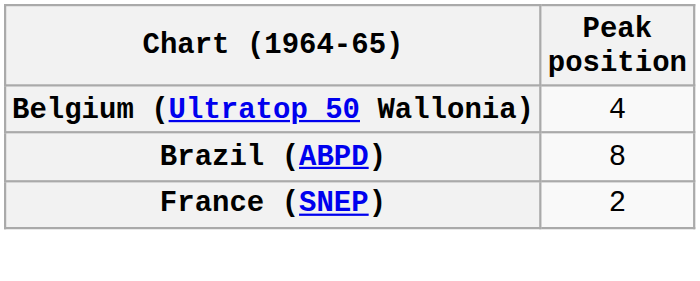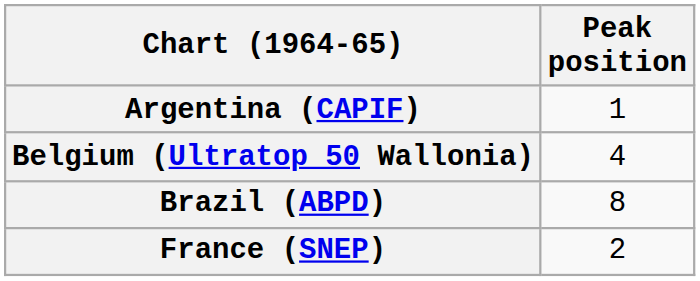+ row: (273, 109)
